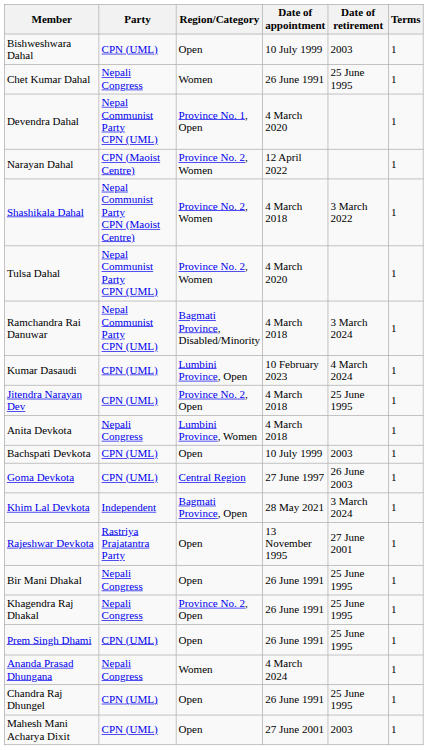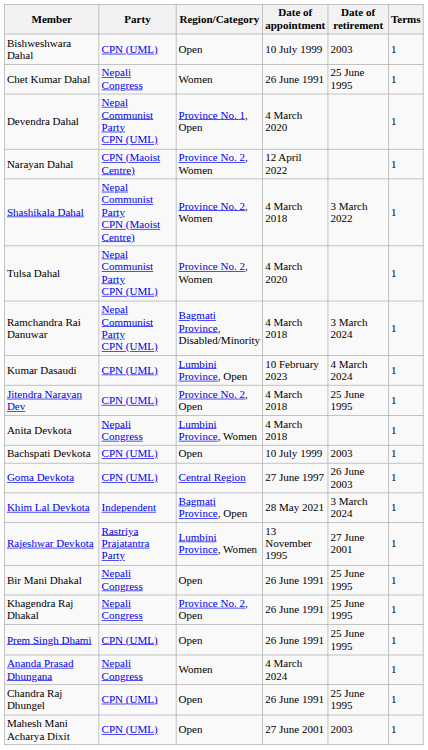(190, 544) Open -> (218, 544) Lumbini Province, Women
